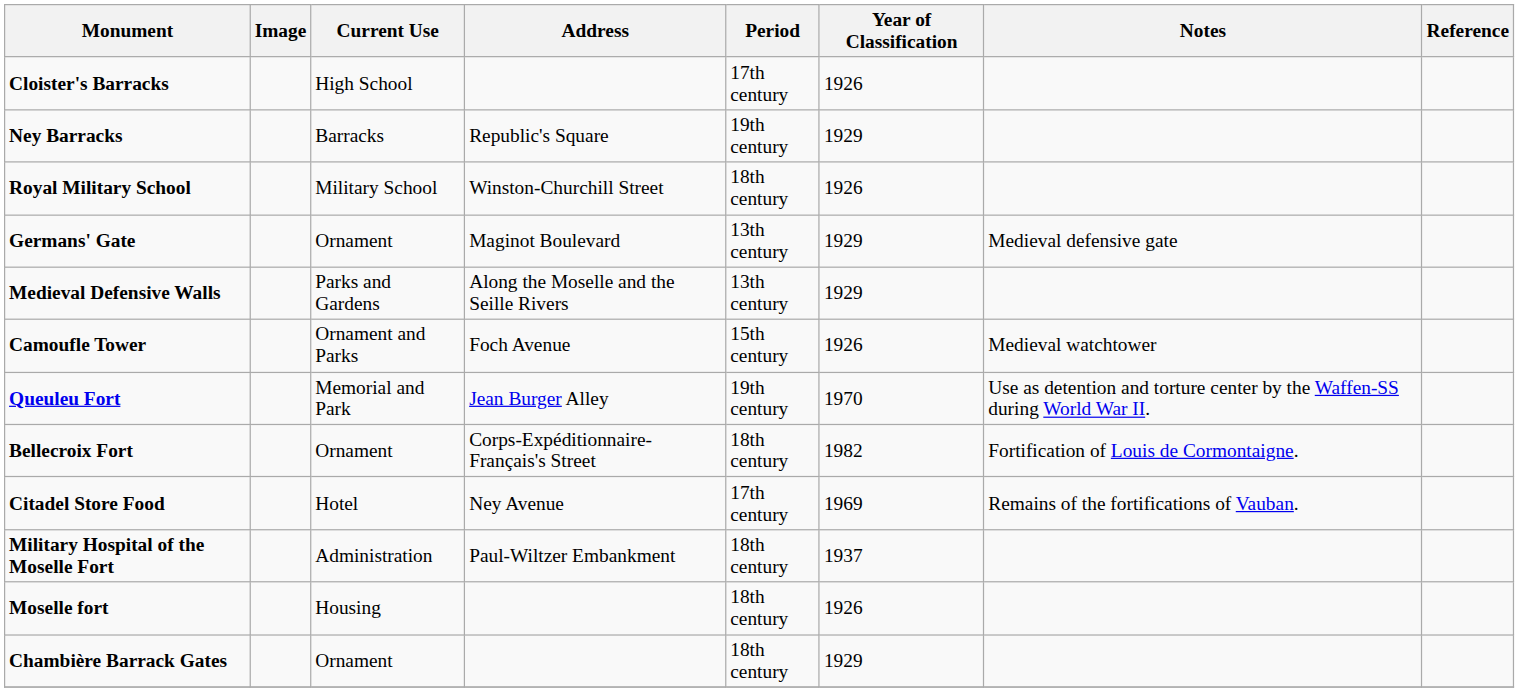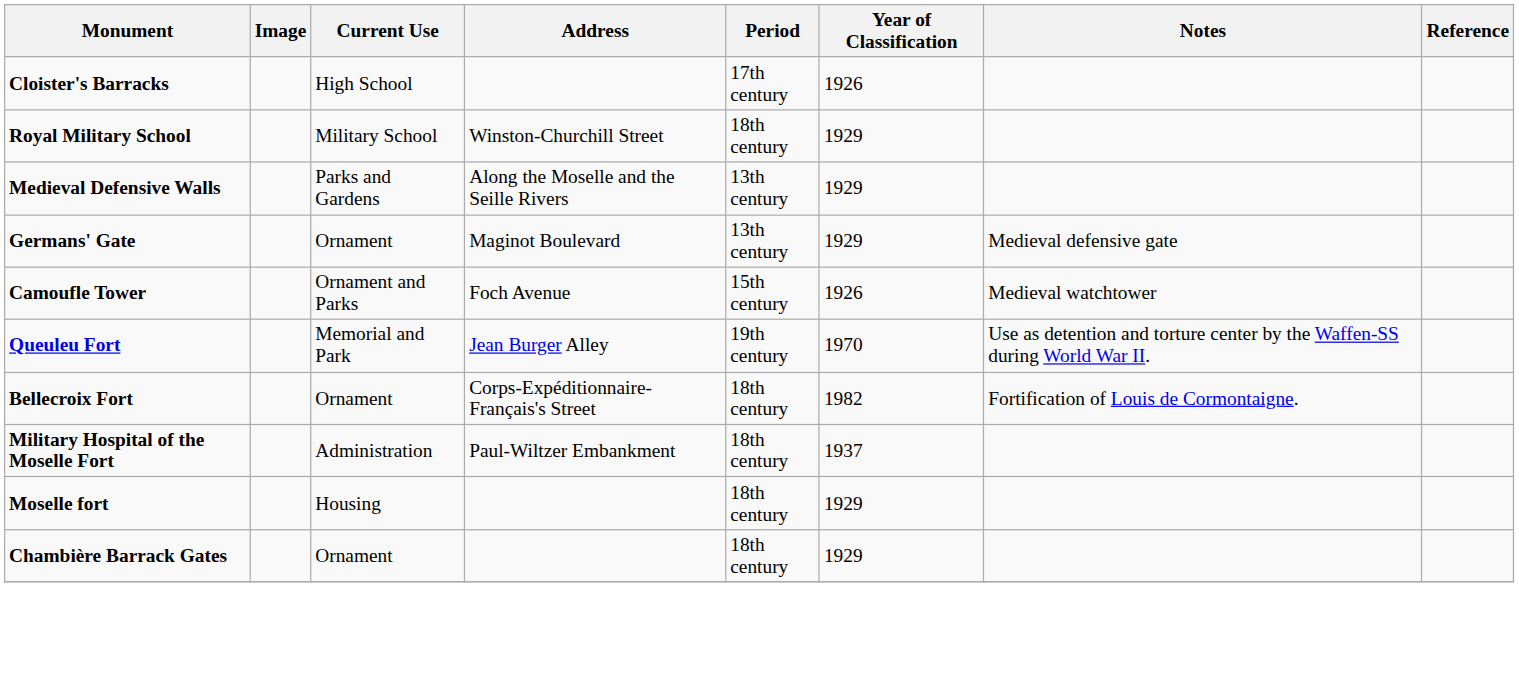- row: (66, 135)
(843, 188) 1926 -> (843, 135) 1929
rows swapped: (115, 293) <-> (72, 240)
- row: (87, 503)
(843, 608) 1926 -> (843, 503) 1929
